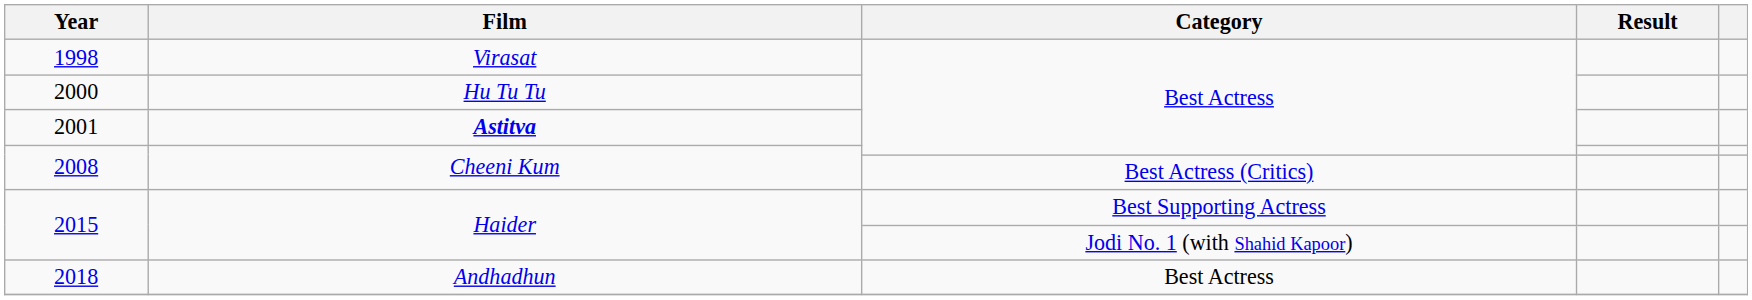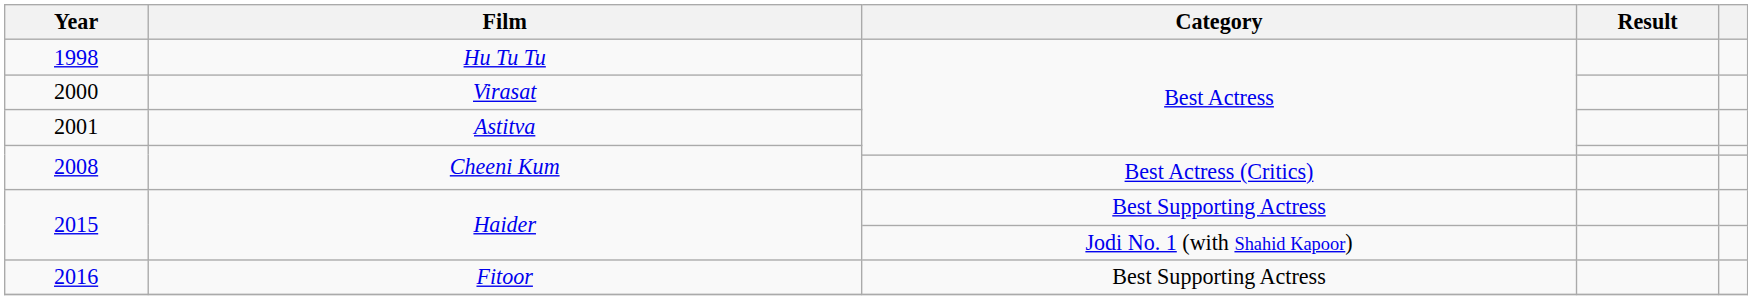(505, 57) Virasat -> (505, 57) Hu Tu Tu
(505, 92) Hu Tu Tu -> (505, 92) Virasat
(505, 127) bold -> (505, 127) normal
+ row: (76, 277)
- row: (76, 277)
